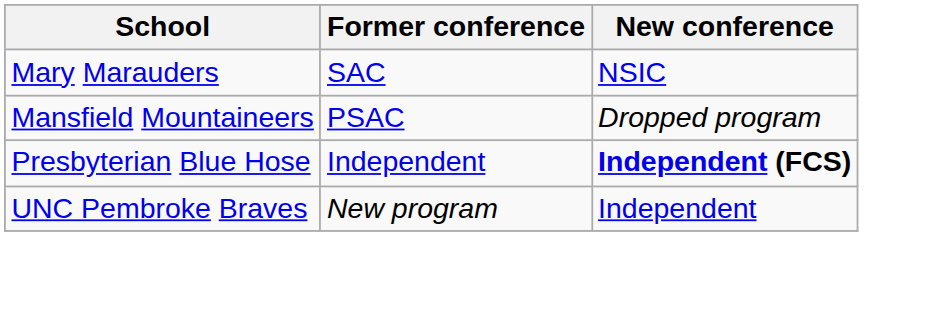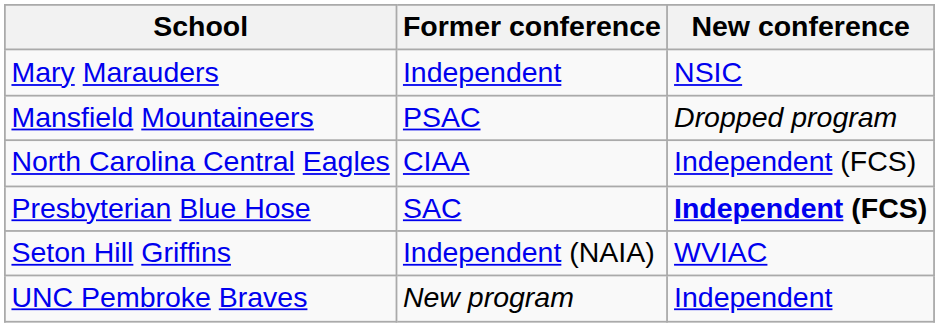(356, 72) SAC -> (482, 72) Independent
+ row: (201, 162)
(406, 162) Independent -> (432, 207) SAC
+ row: (121, 252)
